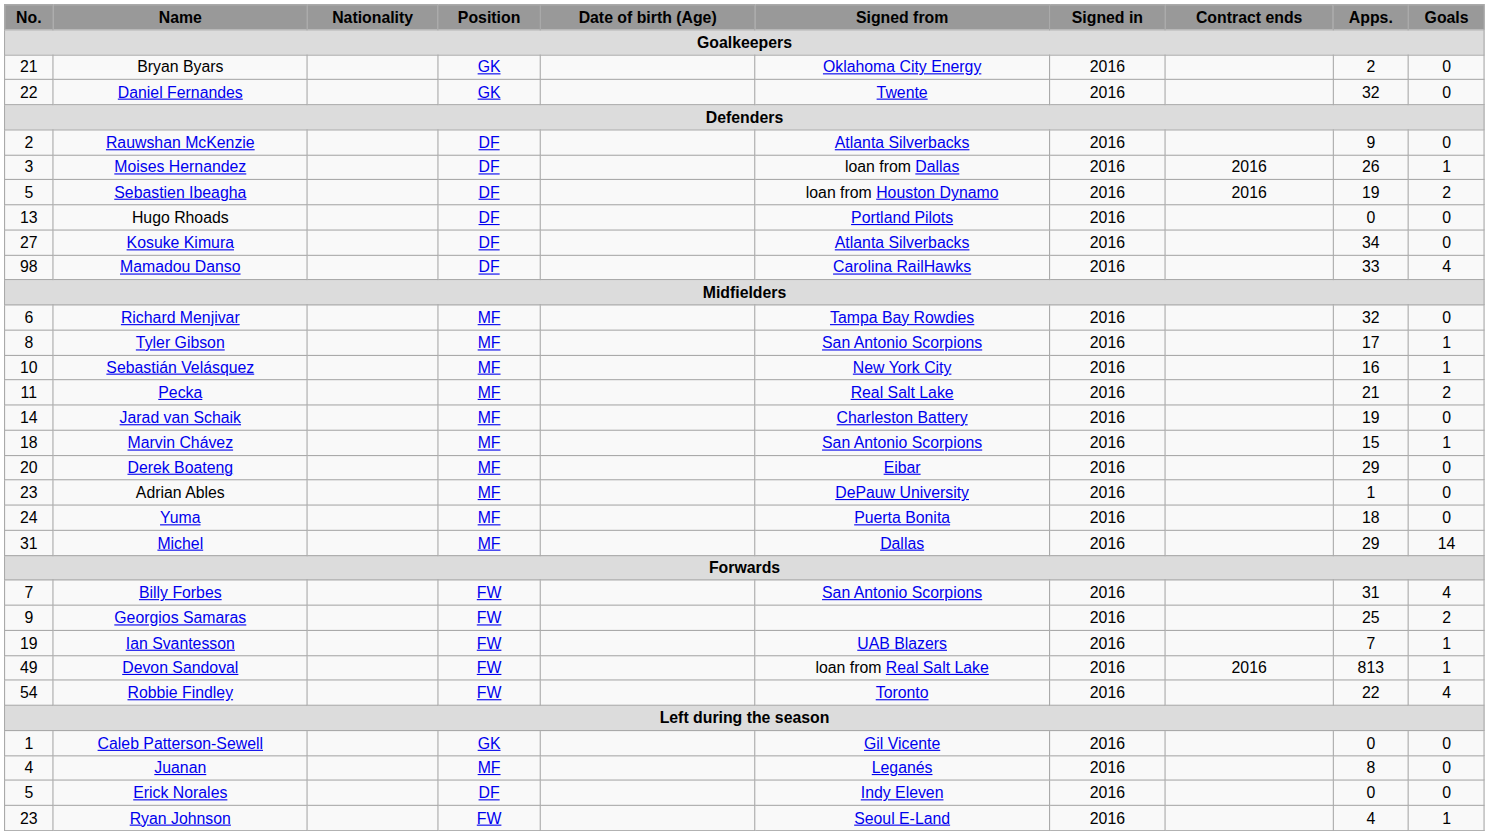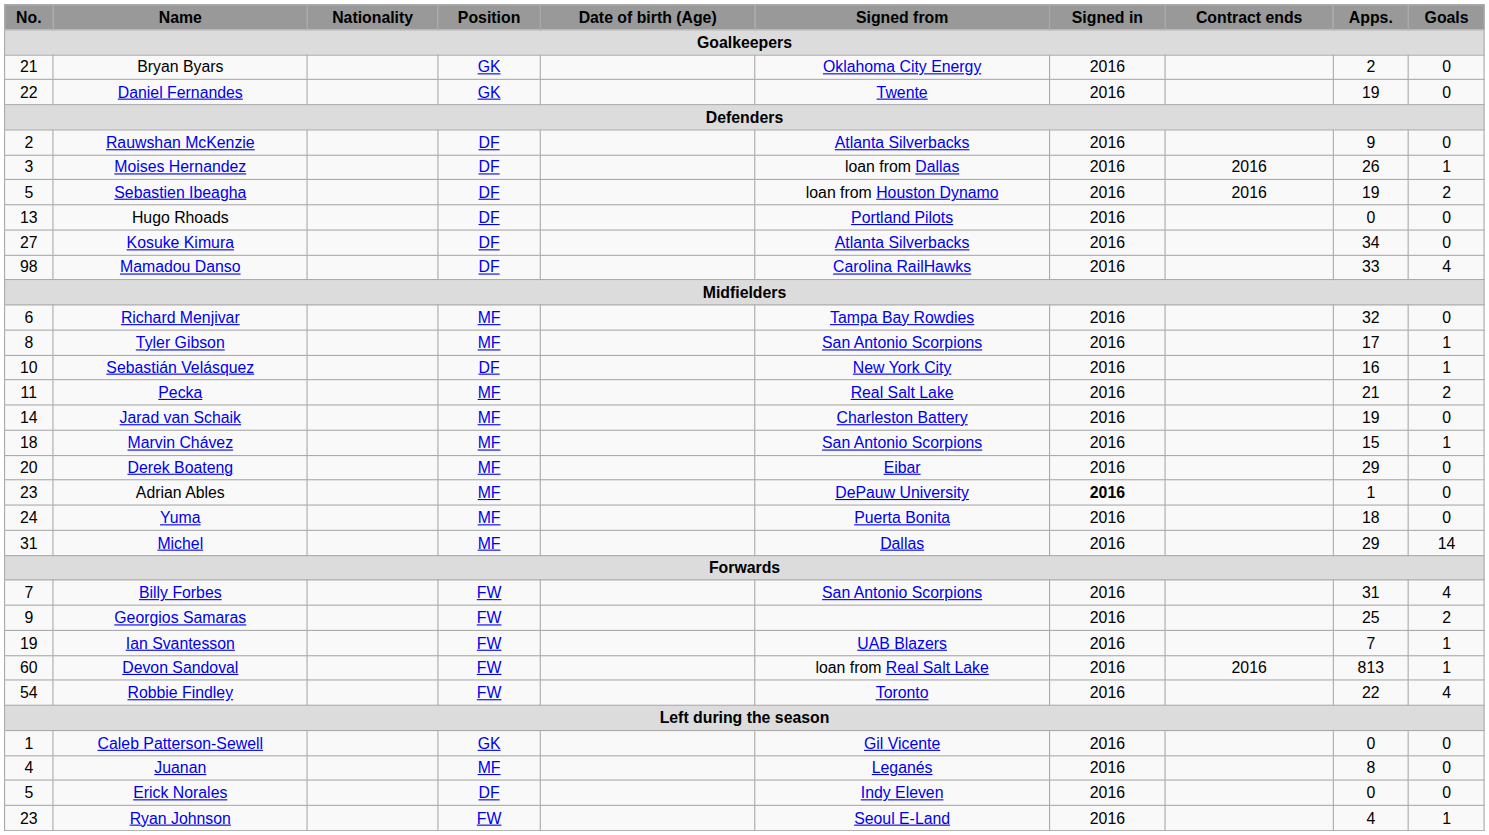(1371, 93) 32 -> (1371, 93) 19
(489, 368) MF -> (489, 368) DF
(1107, 493) normal -> (1107, 493) bold
(29, 668) 49 -> (29, 668) 60
